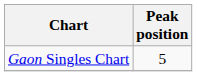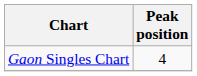(162, 58) 5 -> (162, 58) 4
